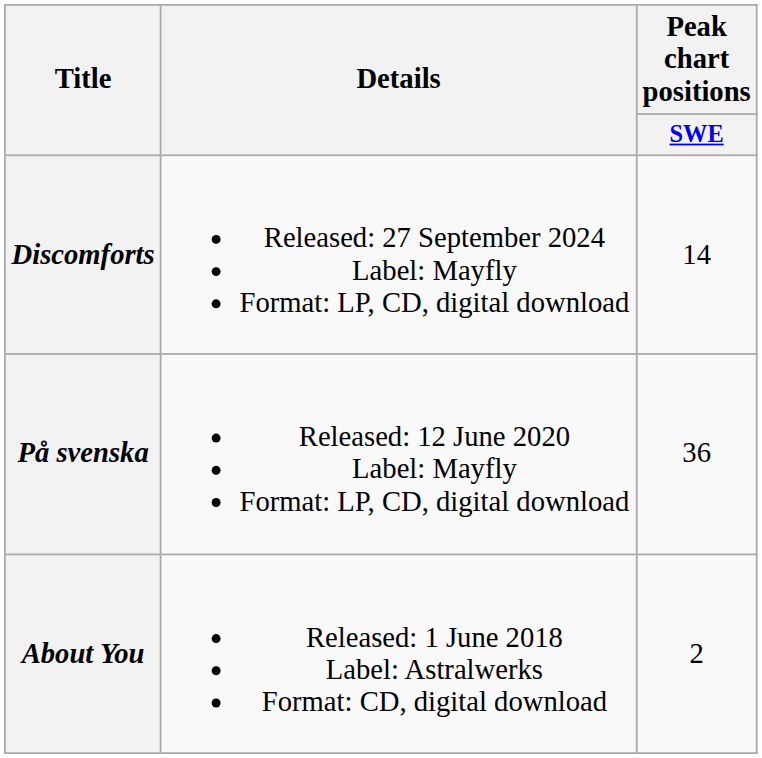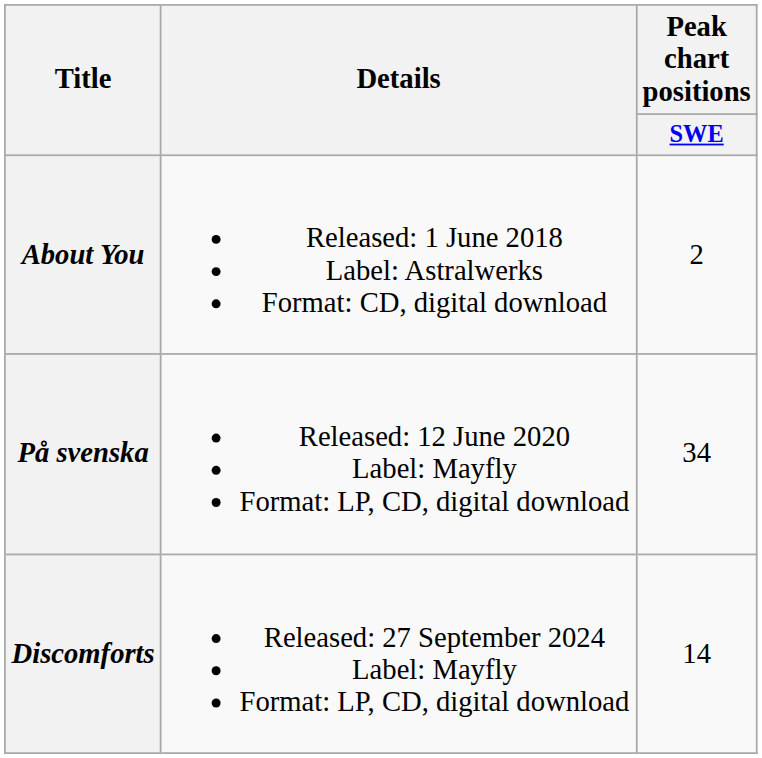rows swapped: (83, 652) <-> (83, 254)
(697, 453) 36 -> (697, 453) 34
